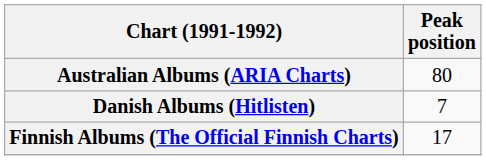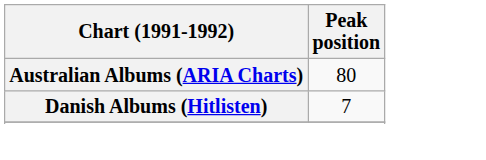- row: (204, 138)
